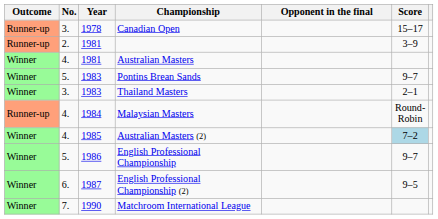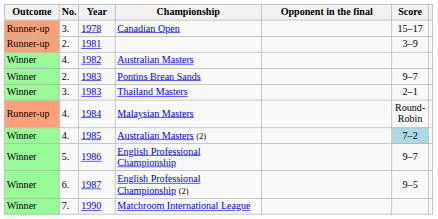(91, 60) 1981 -> (91, 60) 1982
(65, 76) 5. -> (65, 76) 2.
